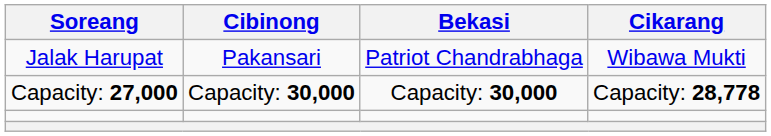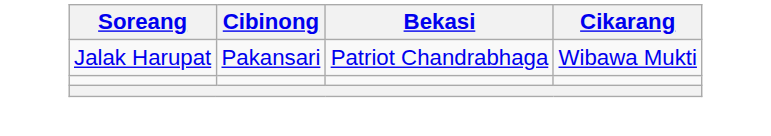- row: (94, 92)
